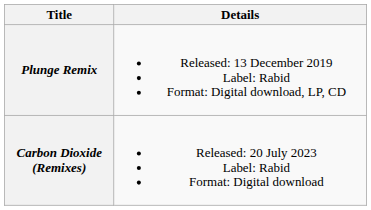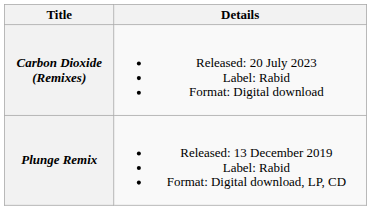rows swapped: (59, 70) <-> (59, 160)
